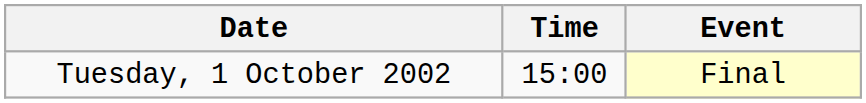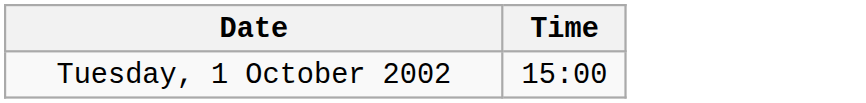- column: (743, 28)
